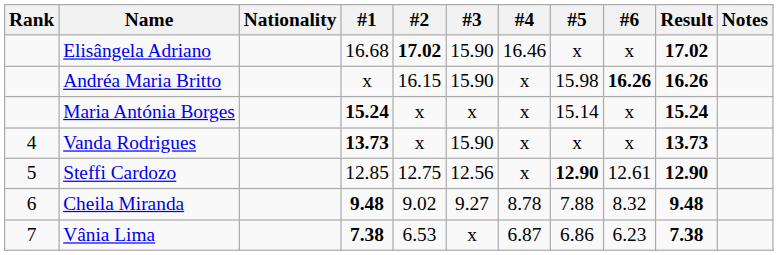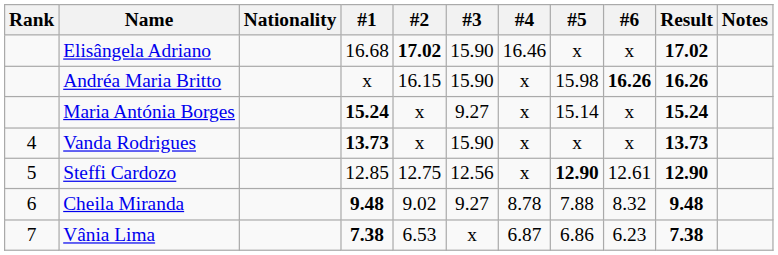(472, 111) x -> (472, 111) 9.27
